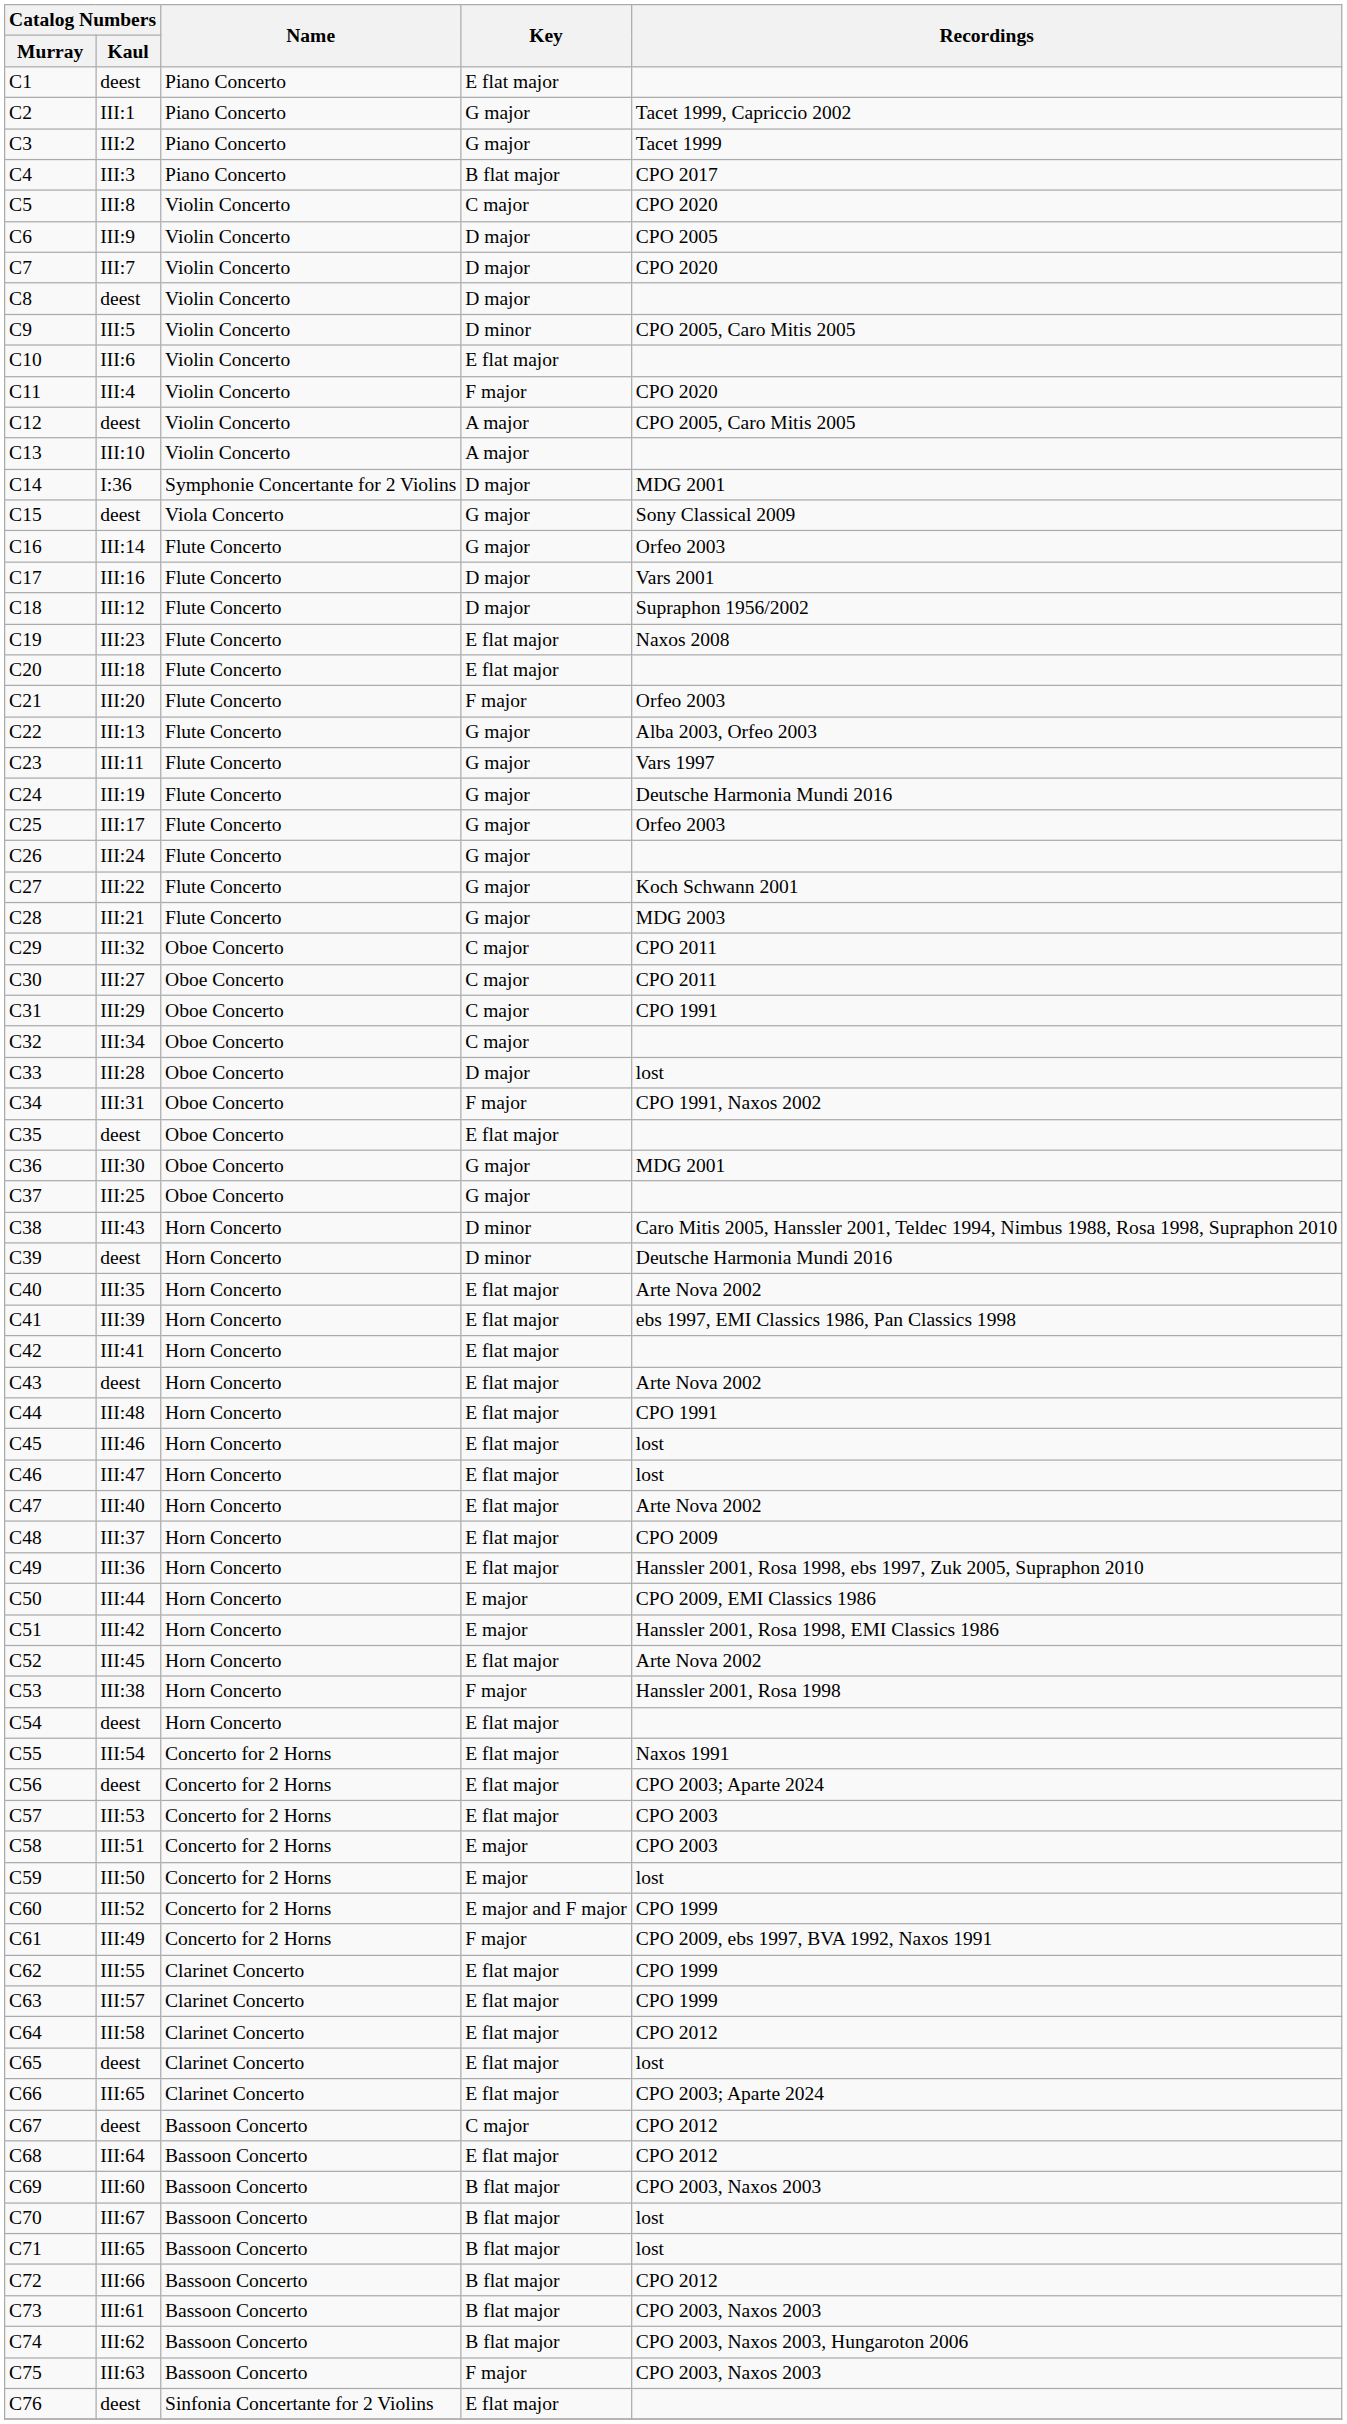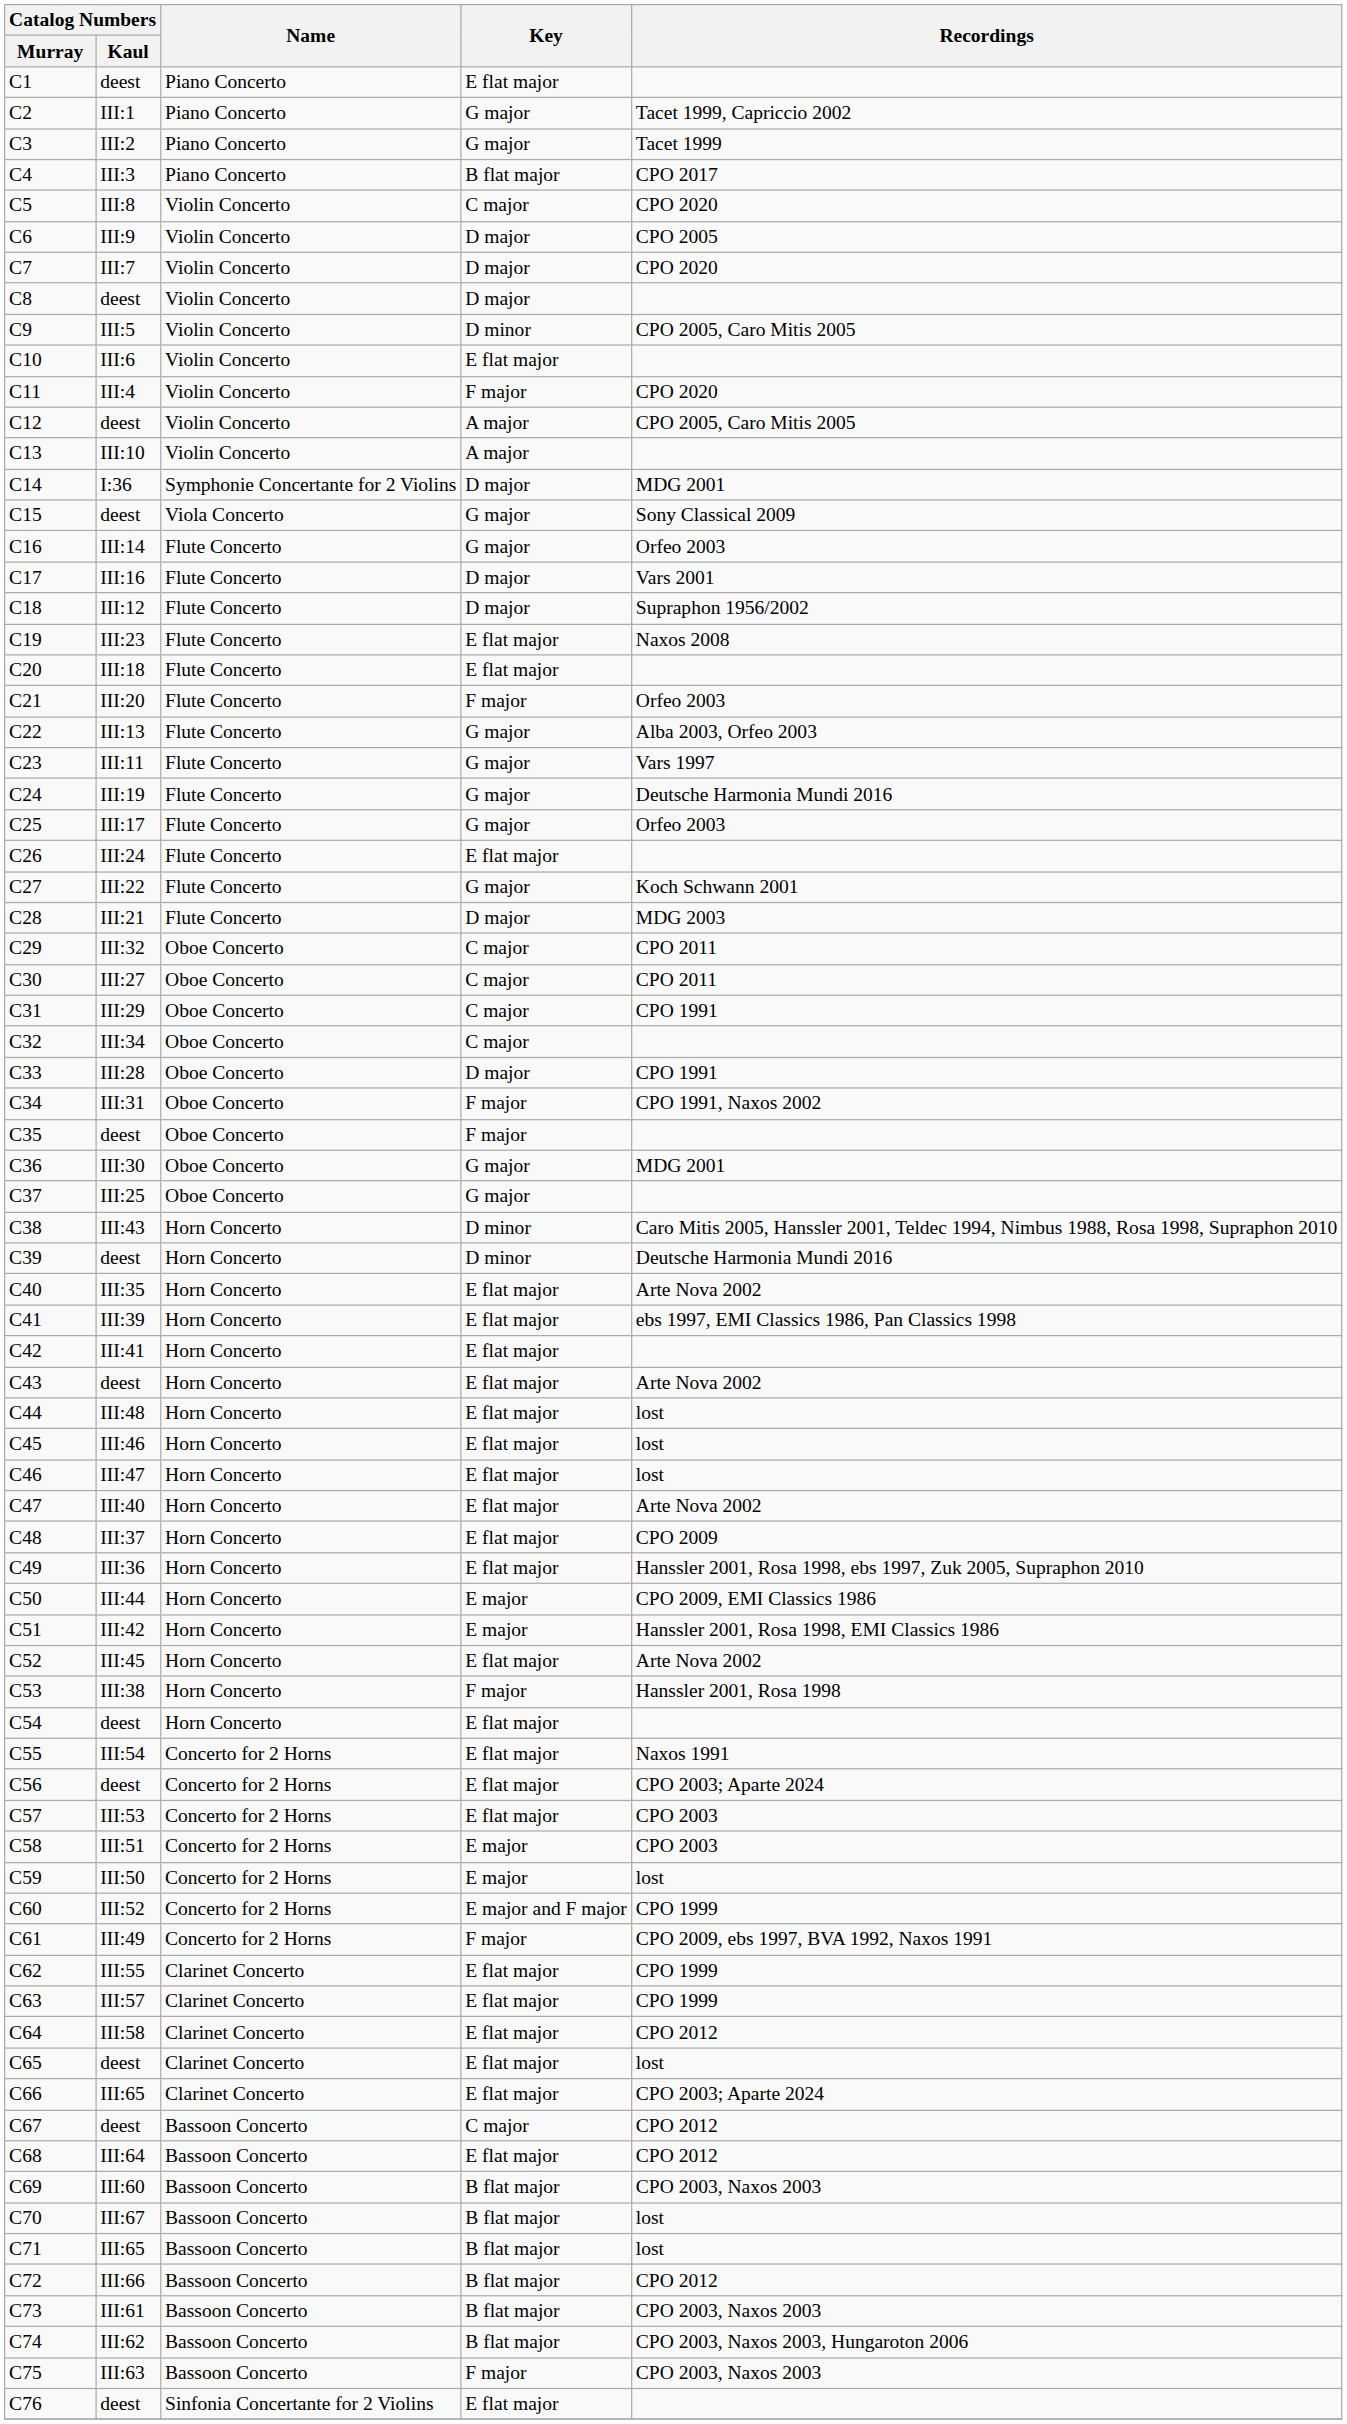(498, 855) G major -> (512, 855) E flat major
(498, 917) G major -> (498, 917) D major
(650, 1072) lost -> (677, 1072) CPO 1991
(512, 1134) E flat major -> (496, 1134) F major
(677, 1413) CPO 1991 -> (650, 1413) lost
